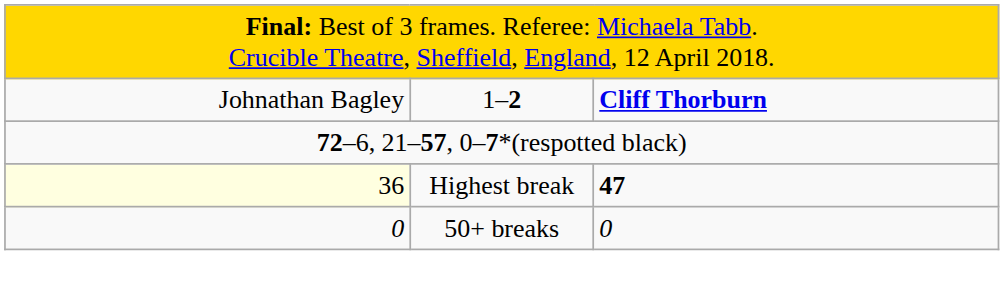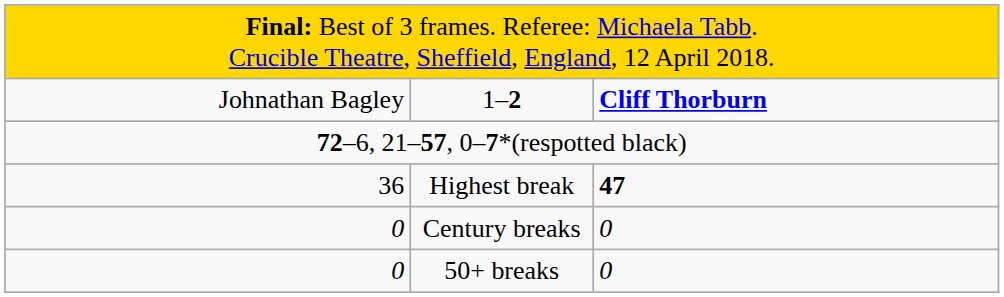(391, 185) lightyellow background -> (391, 185) no background
+ row: (502, 228)
